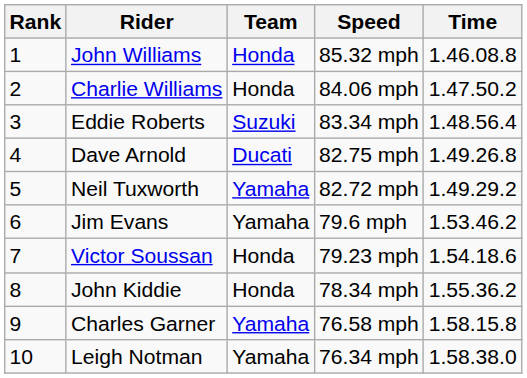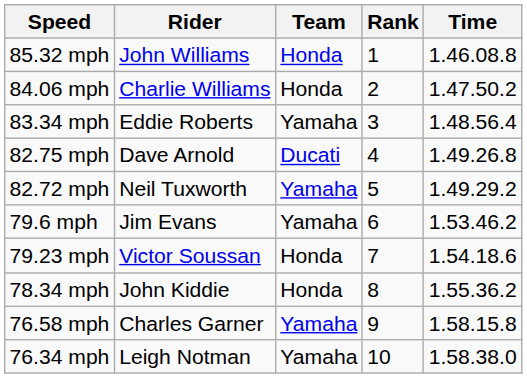columns swapped: (35, 22) <-> (369, 22)
(264, 122) Suzuki -> (319, 122) Yamaha
